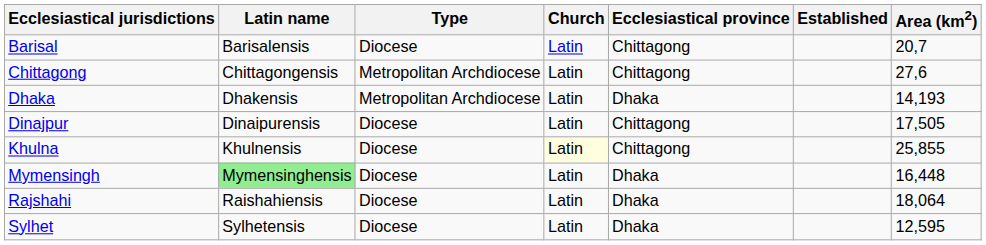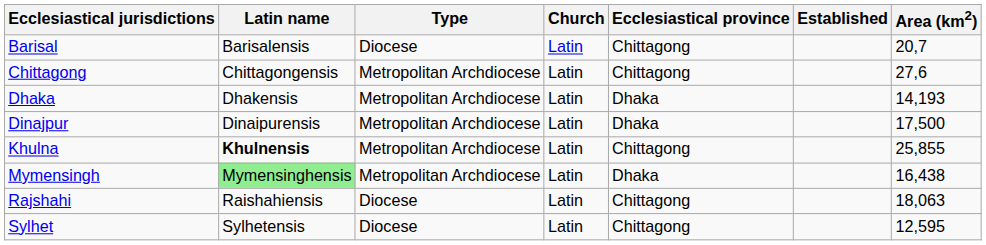(388, 124) Diocese -> (450, 124) Metropolitan Archdiocese
(651, 124) Chittagong -> (635, 124) Dhaka
(920, 124) 17,505 -> (920, 124) 17,500
(262, 149) normal -> (266, 149) bold
(388, 149) Diocese -> (450, 149) Metropolitan Archdiocese
(565, 149) lightyellow background -> (565, 149) no background
(388, 175) Diocese -> (450, 175) Metropolitan Archdiocese
(920, 175) 16,448 -> (920, 175) 16,438
(635, 201) Dhaka -> (651, 201) Chittagong
(920, 201) 18,064 -> (920, 201) 18,063
(635, 226) Dhaka -> (651, 226) Chittagong
